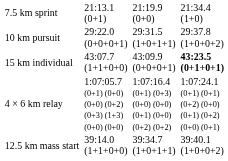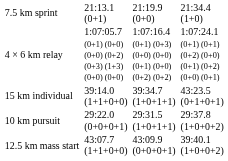rows swapped: (32, 38) <-> (34, 104)
(106, 62) 43:07.7 (1+1+0+0) -> (106, 96) 39:14.0 (1+1+0+0)
(154, 62) 43:09.9 (0+0+0+1) -> (154, 96) 39:34.7 (1+0+1+1)
(202, 62) bold -> (202, 96) normal
(106, 145) 39:14.0 (1+1+0+0) -> (106, 145) 43:07.7 (1+1+0+0)
(154, 145) 39:34.7 (1+0+1+1) -> (154, 145) 43:09.9 (0+0+0+1)
